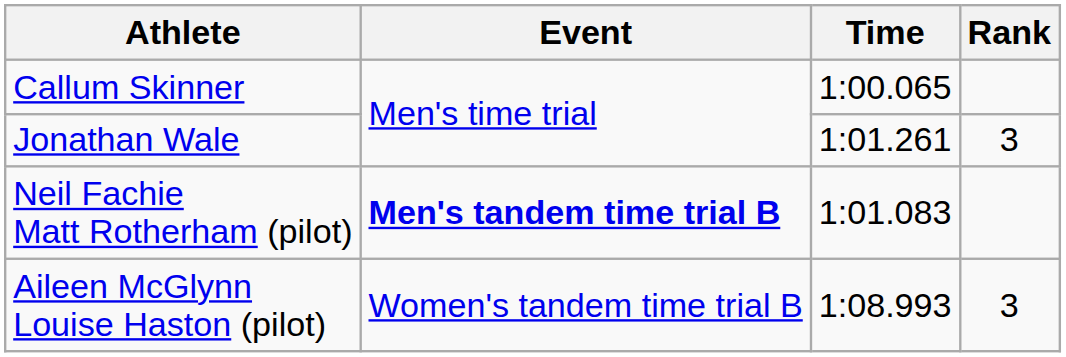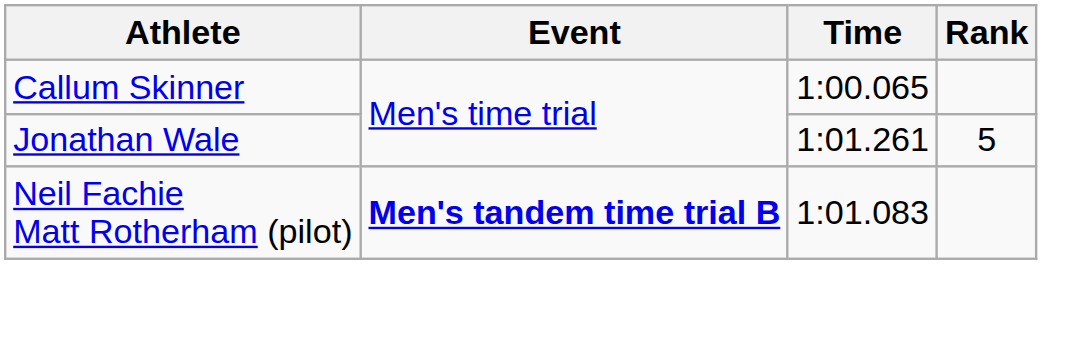(1009, 140) 3 -> (987, 140) 5
- row: (170, 305)
